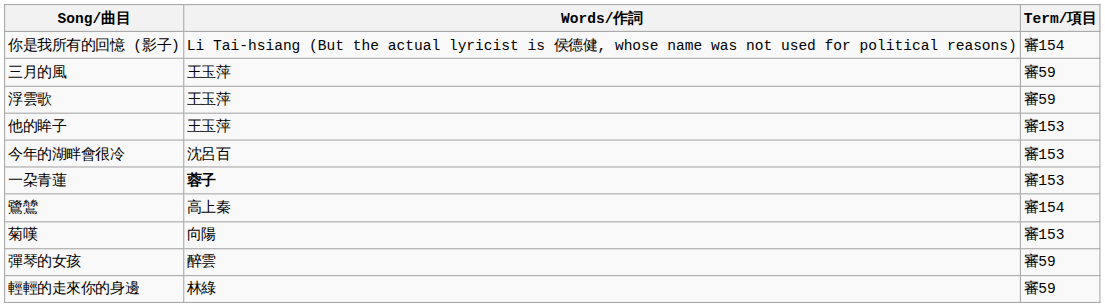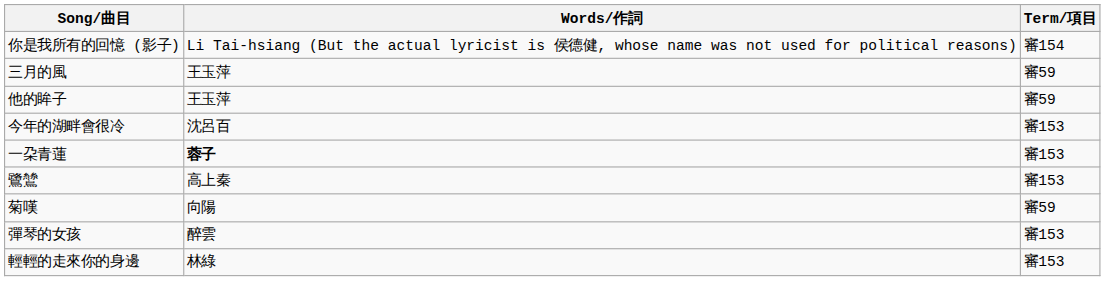- row: (30, 100)
(1044, 127) 審153 -> (1040, 100) 審59
(1044, 208) 審154 -> (1044, 181) 審153
(1044, 235) 審153 -> (1040, 208) 審59
(1040, 262) 審59 -> (1044, 235) 審153
(1040, 290) 審59 -> (1044, 262) 審153
